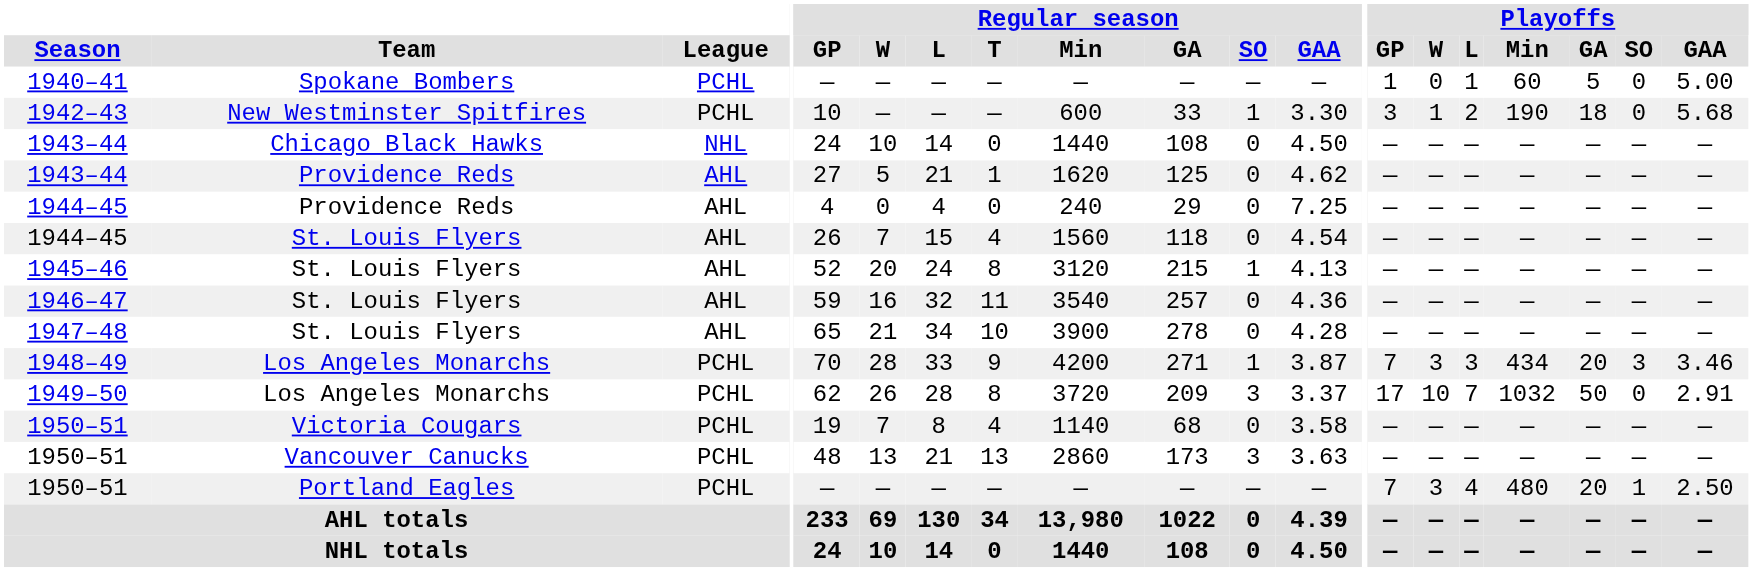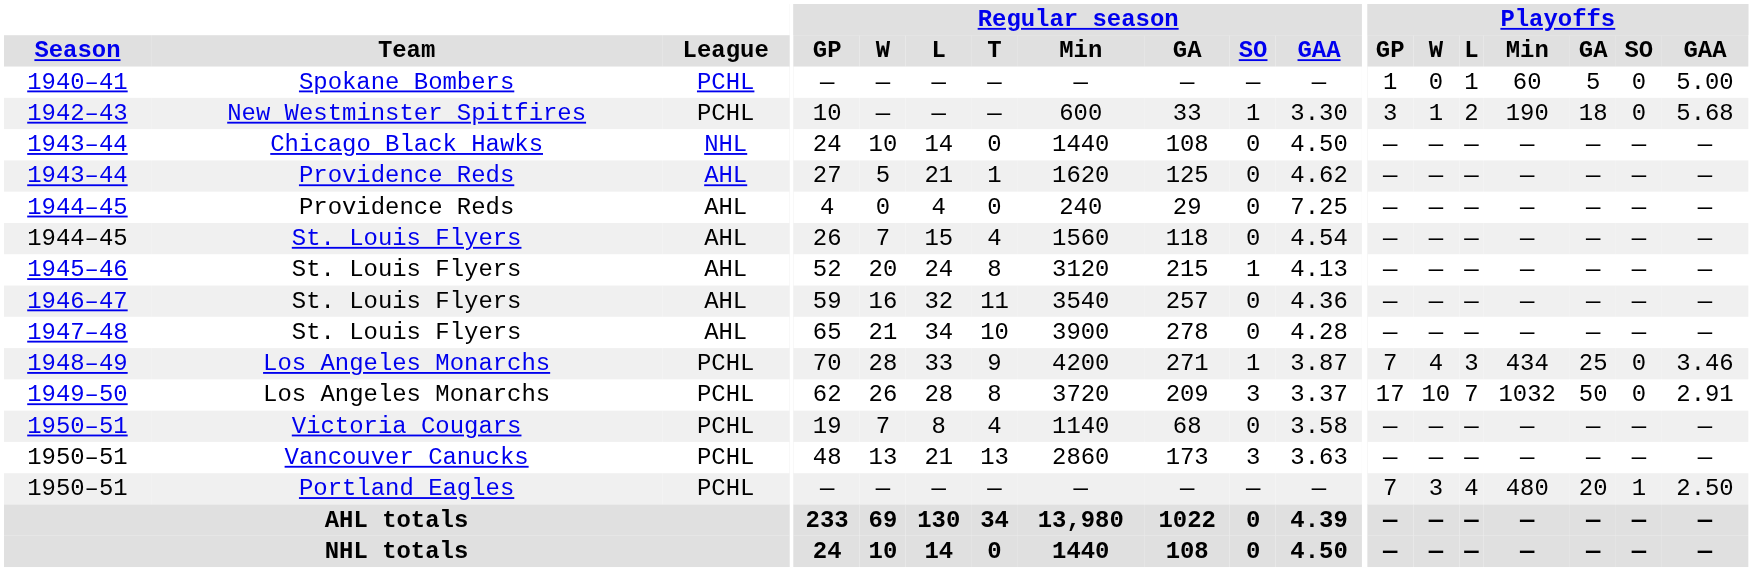(1436, 364) 3 -> (1436, 364) 4
(1593, 364) 20 -> (1593, 364) 25
(1639, 364) 3 -> (1639, 364) 0
